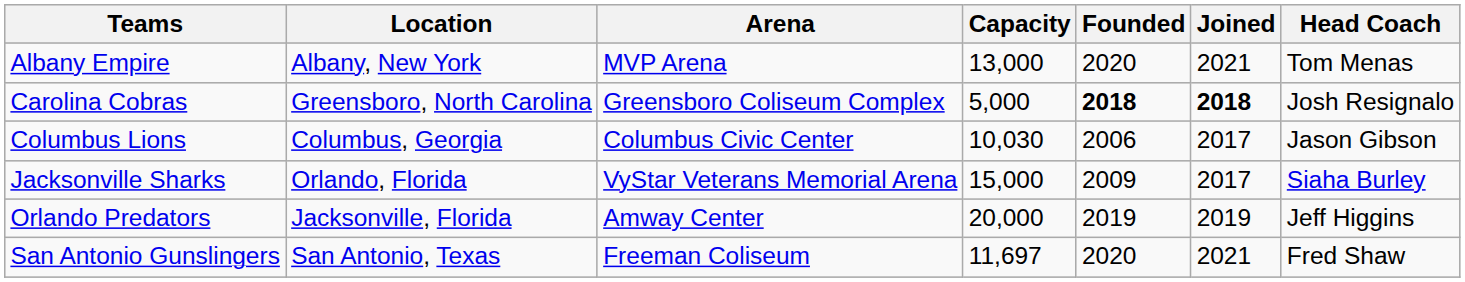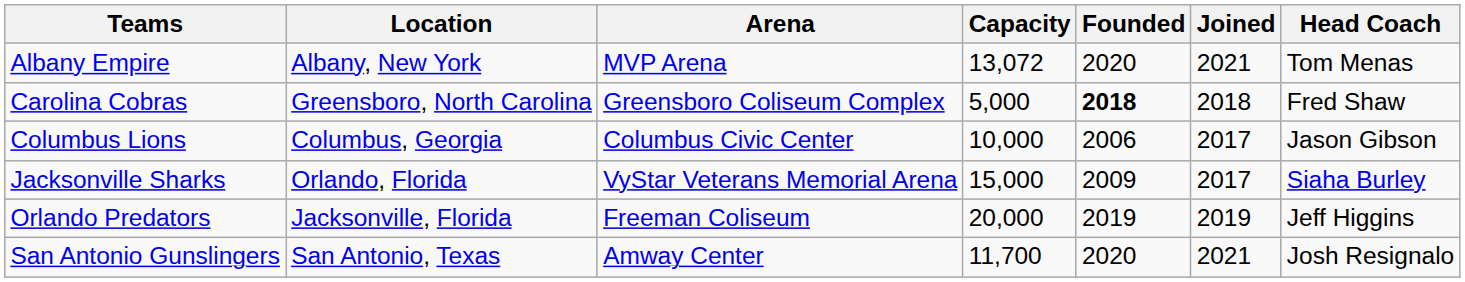(1006, 62) 13,000 -> (1006, 62) 13,072
(1224, 101) bold -> (1224, 101) normal
(1371, 101) Josh Resignalo -> (1346, 101) Fred Shaw
(1006, 140) 10,030 -> (1006, 140) 10,000
(683, 218) Amway Center -> (707, 218) Freeman Coliseum
(707, 256) Freeman Coliseum -> (683, 256) Amway Center
(1005, 256) 11,697 -> (1005, 256) 11,700
(1346, 256) Fred Shaw -> (1371, 256) Josh Resignalo
